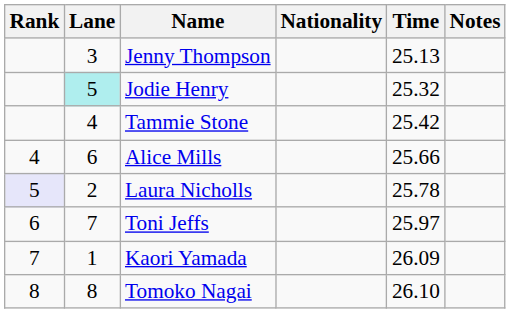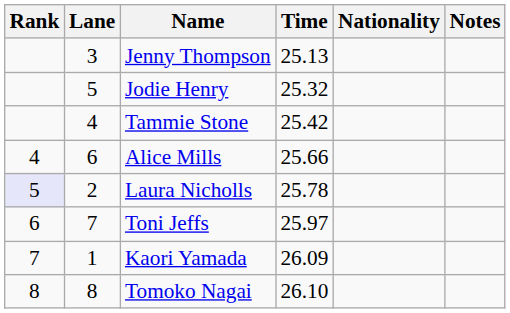columns swapped: (331, 21) <-> (416, 21)
(92, 88) paleturquoise background -> (92, 88) no background
